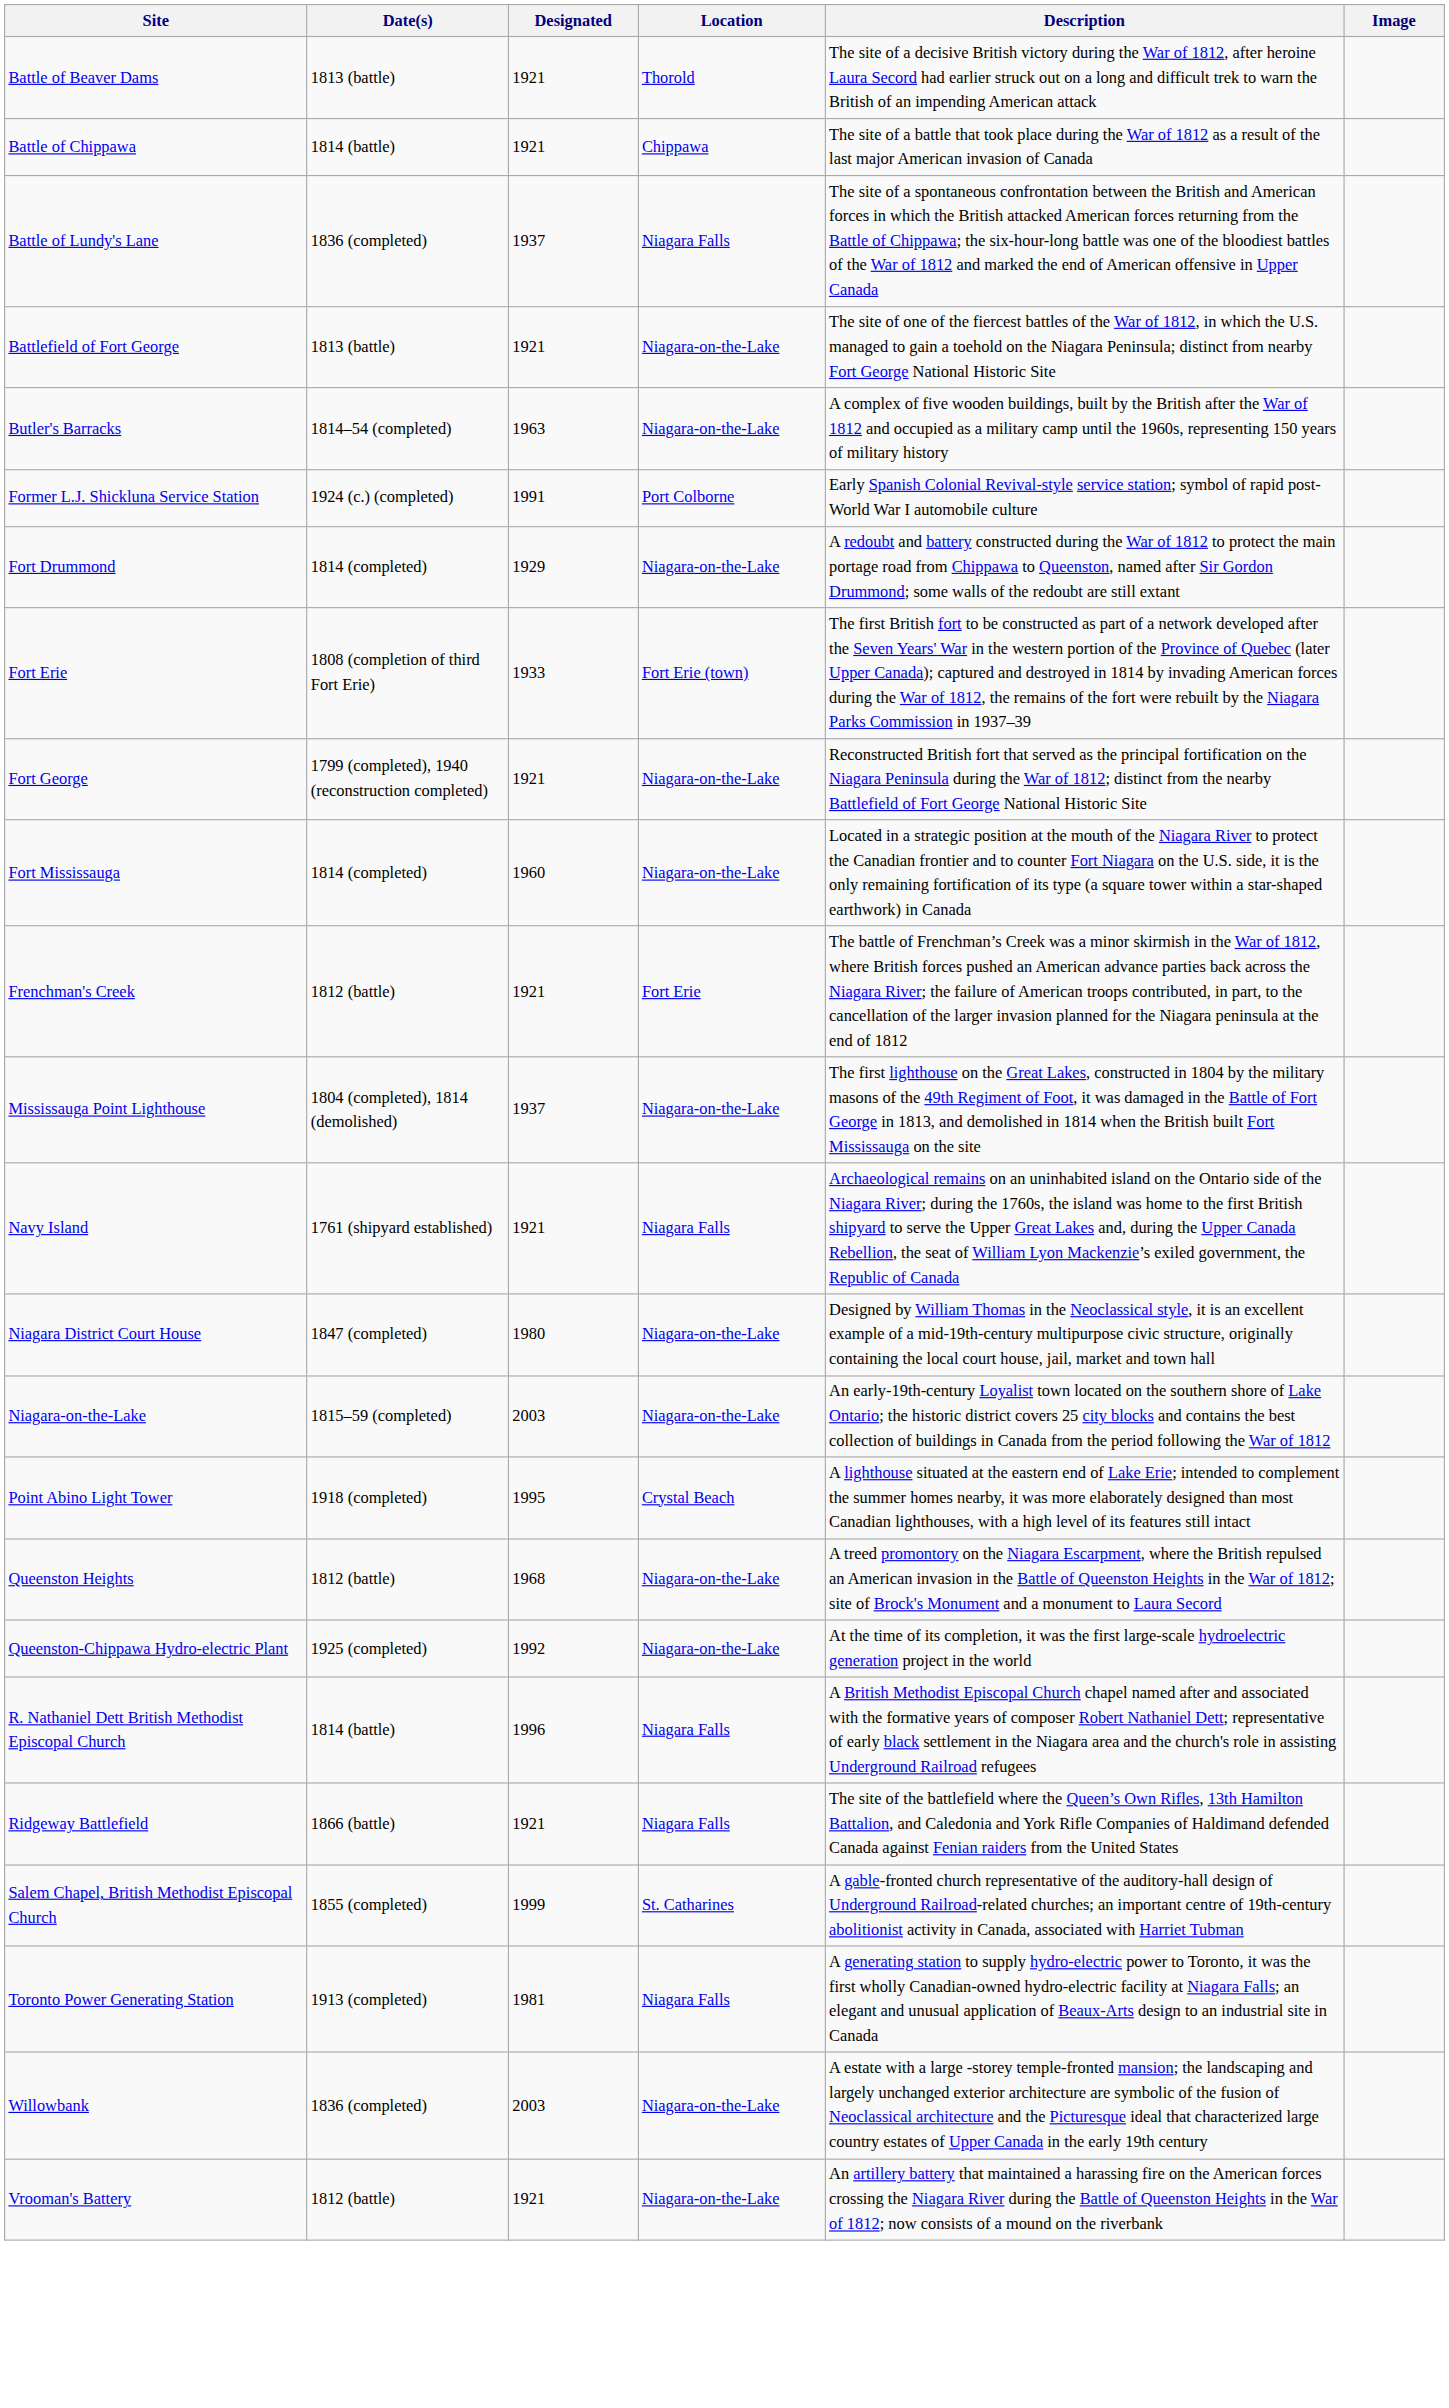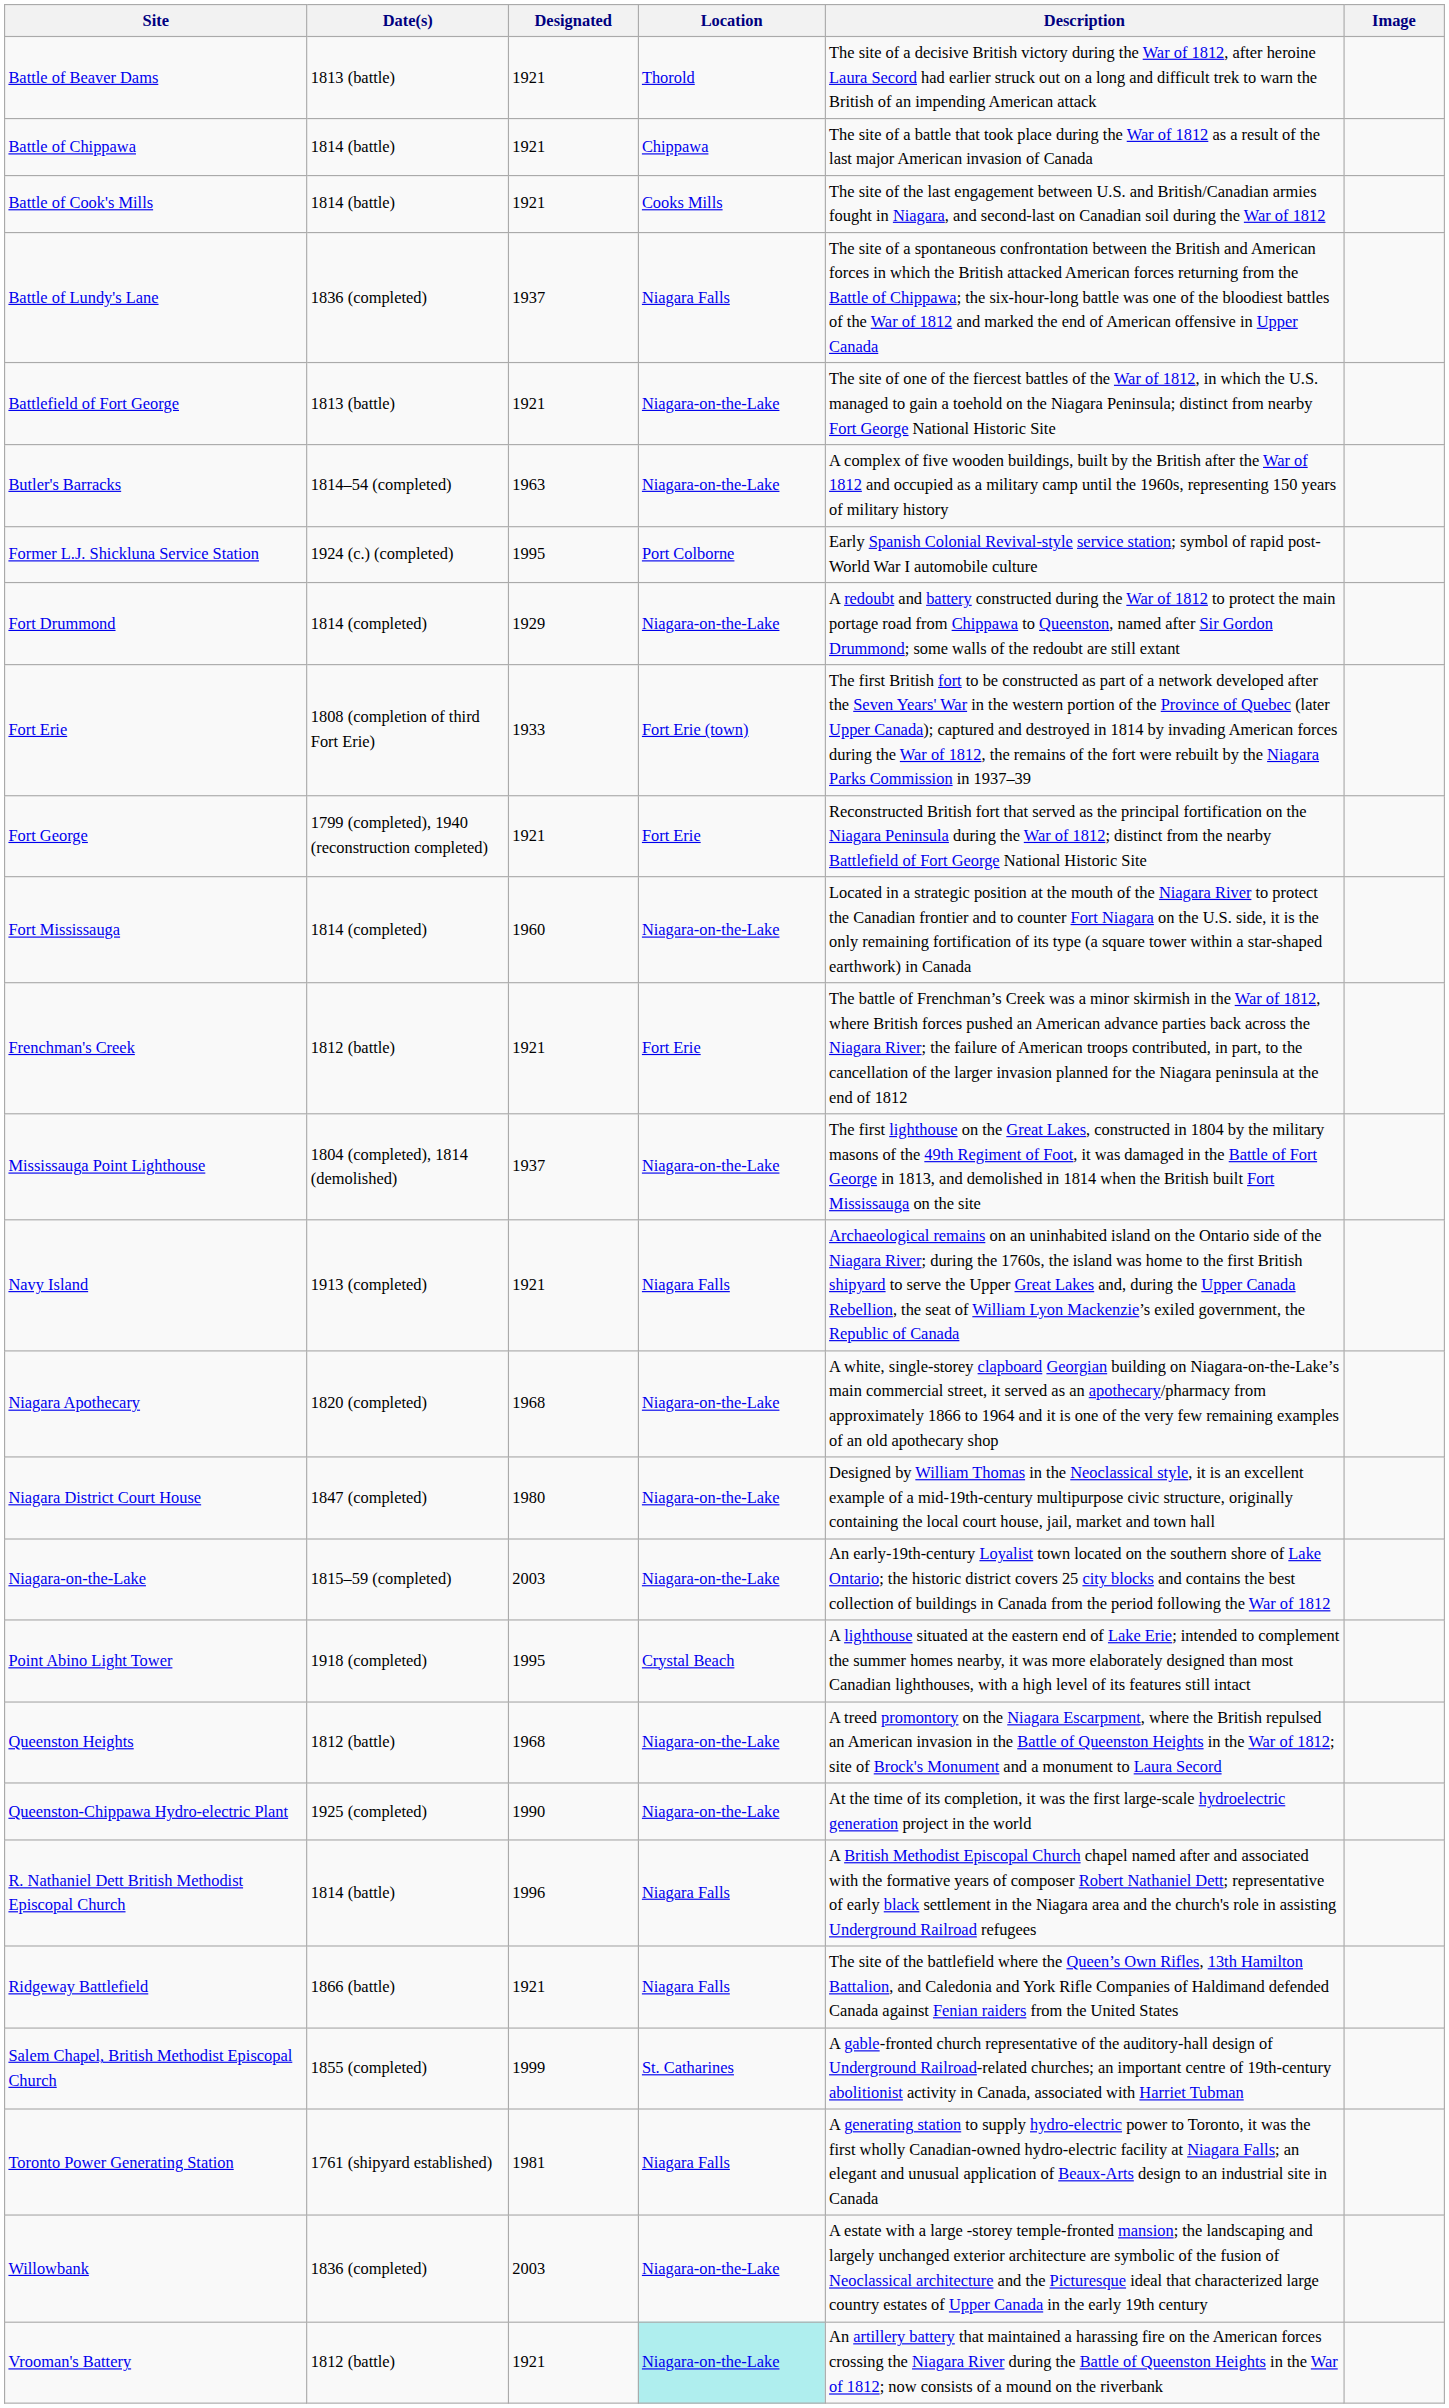+ row: (81, 203)
(529, 497) 1991 -> (529, 554) 1995
(711, 779) Niagara-on-the-Lake -> (671, 836) Fort Erie
(401, 1228) 1761 (shipyard established) -> (369, 1285) 1913 (completed)
+ row: (74, 1403)
(529, 1648) 1992 -> (529, 1811) 1990
(369, 1999) 1913 (completed) -> (401, 2162) 1761 (shipyard established)
(711, 2199) no background -> (711, 2362) paleturquoise background
